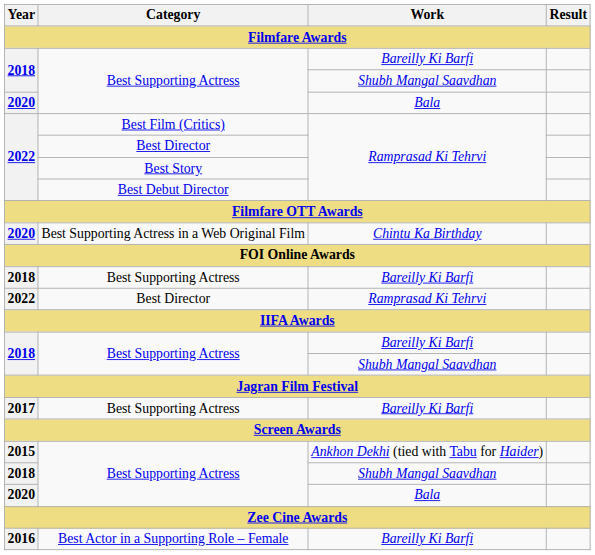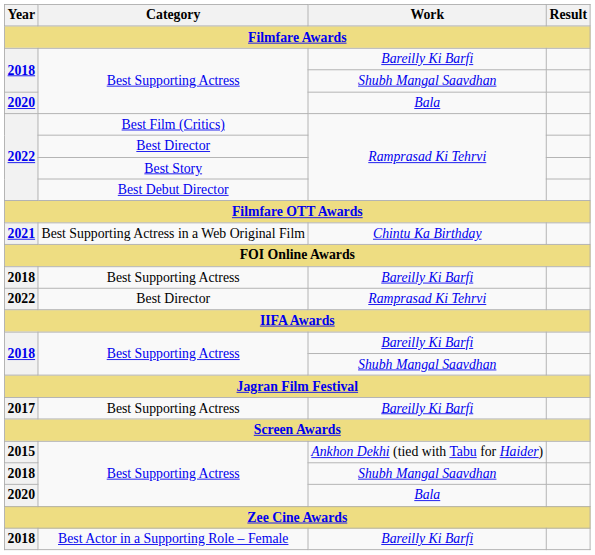(21, 233) 2020 -> (21, 233) 2021
(21, 539) 2016 -> (21, 539) 2018
